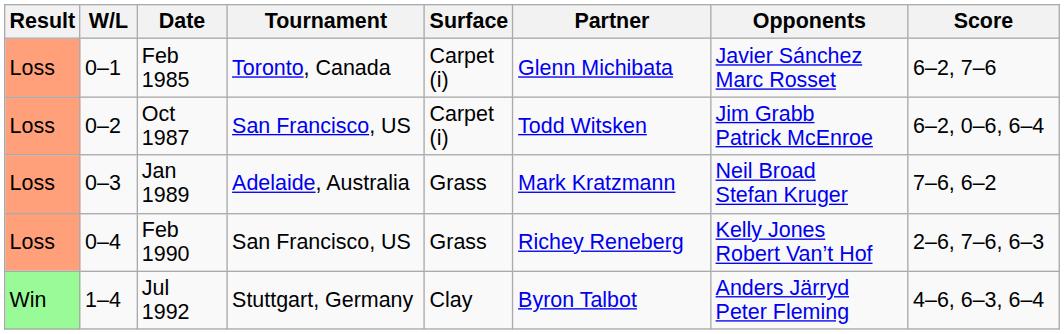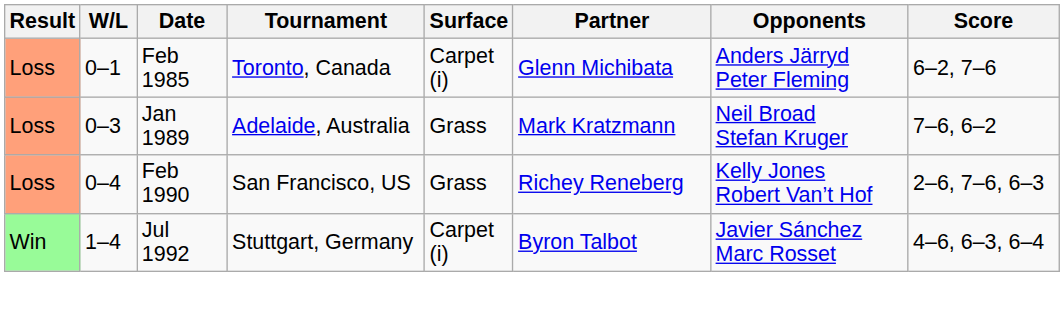(789, 67) Javier Sánchez Marc Rosset -> (782, 67) Anders Järryd Peter Fleming
- row: (166, 125)
(451, 300) Clay -> (462, 241) Carpet (i)
(782, 300) Anders Järryd Peter Fleming -> (789, 241) Javier Sánchez Marc Rosset
